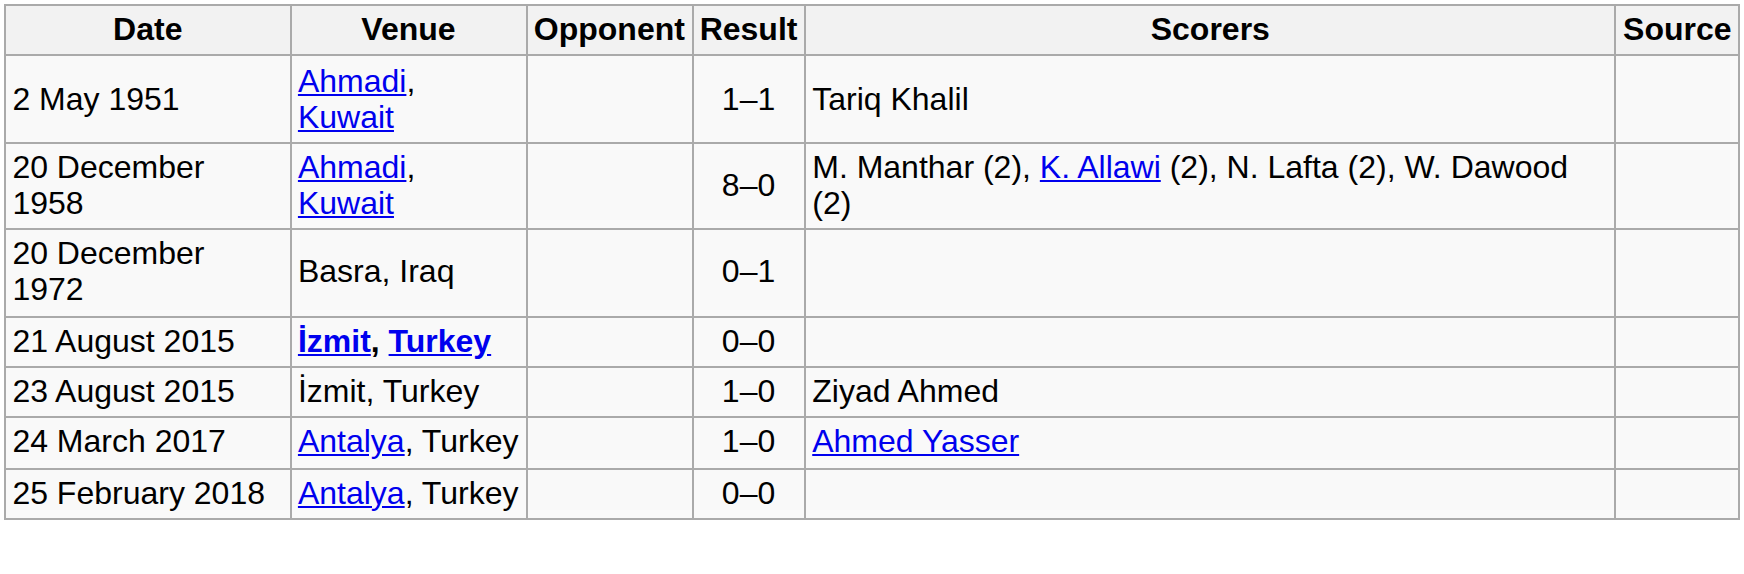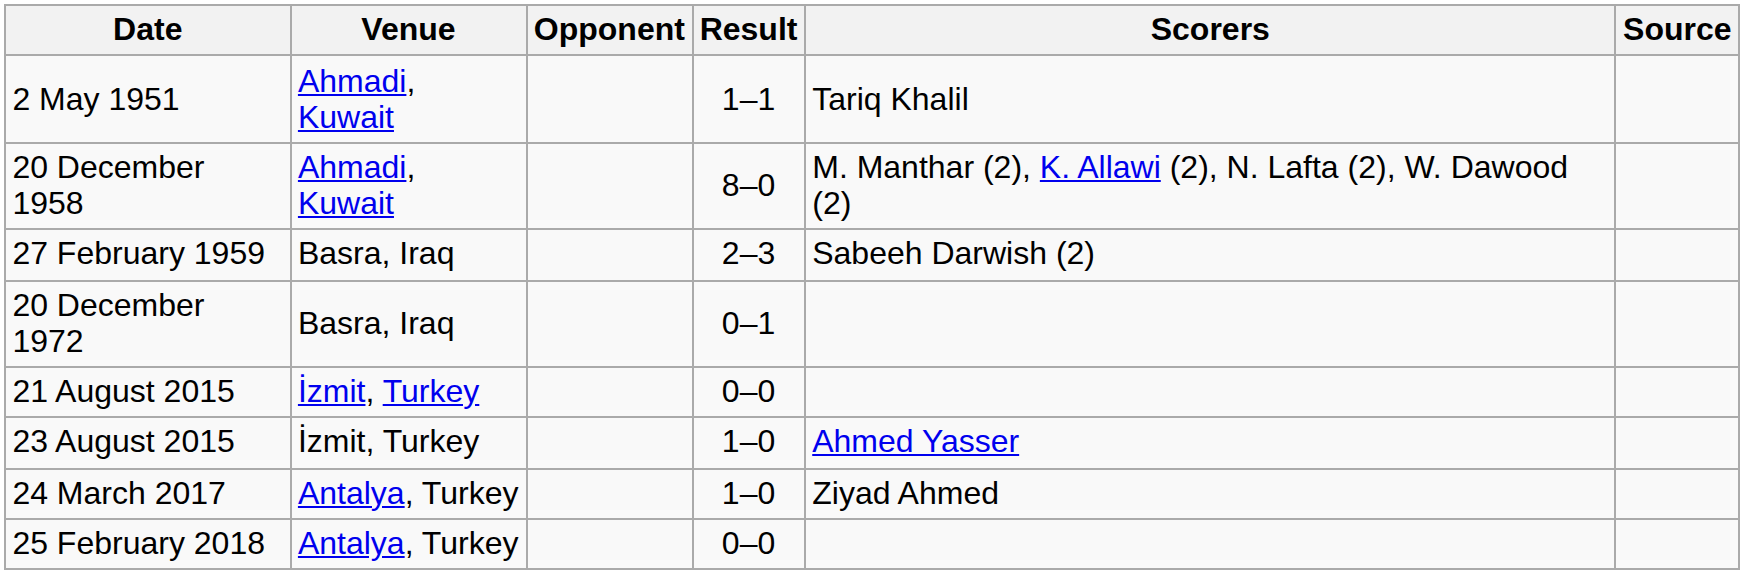+ row: (139, 254)
(395, 340) bold -> (389, 391) normal
(906, 391) Ziyad Ahmed -> (916, 442) Ahmed Yasser
(916, 442) Ahmed Yasser -> (906, 493) Ziyad Ahmed
